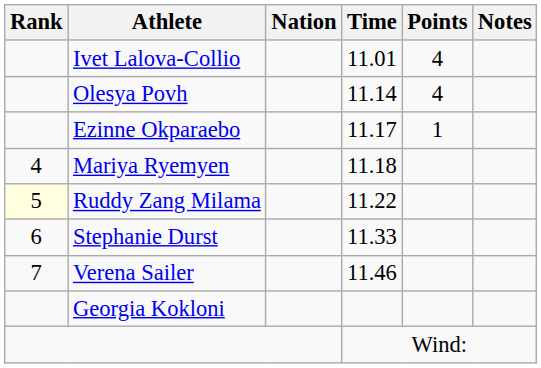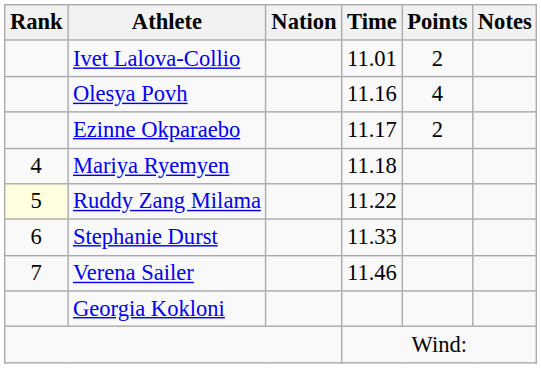(437, 58) 4 -> (437, 58) 2
(372, 93) 11.14 -> (372, 93) 11.16
(437, 129) 1 -> (437, 129) 2
